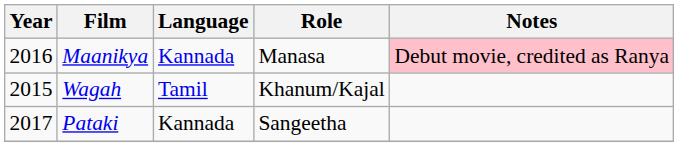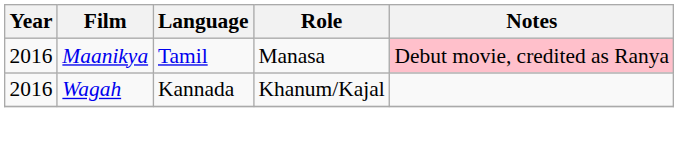(196, 55) Kannada -> (183, 55) Tamil
(31, 89) 2015 -> (31, 89) 2016
(183, 89) Tamil -> (196, 89) Kannada
- row: (90, 123)
